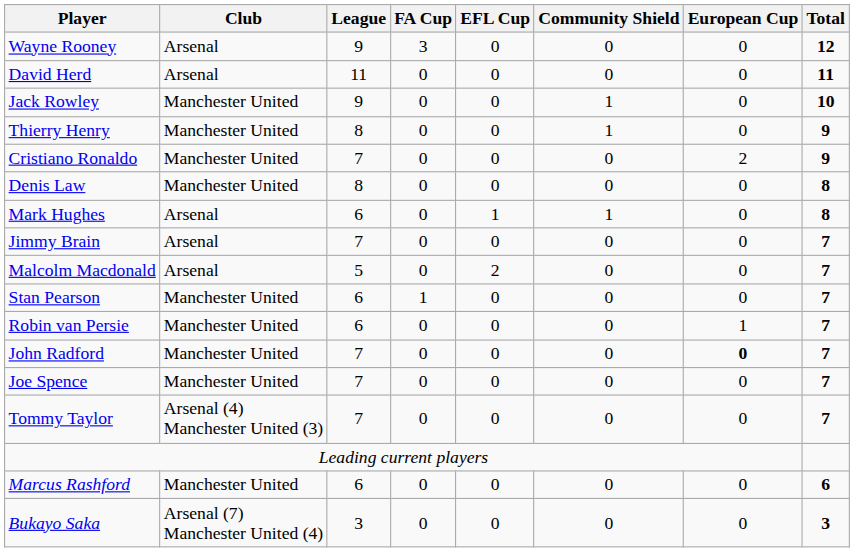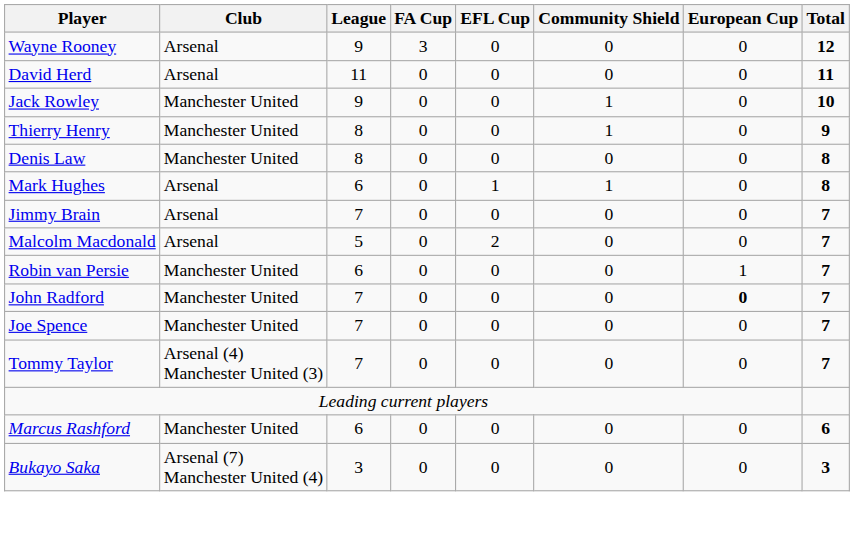- row: (73, 158)
- row: (54, 297)
